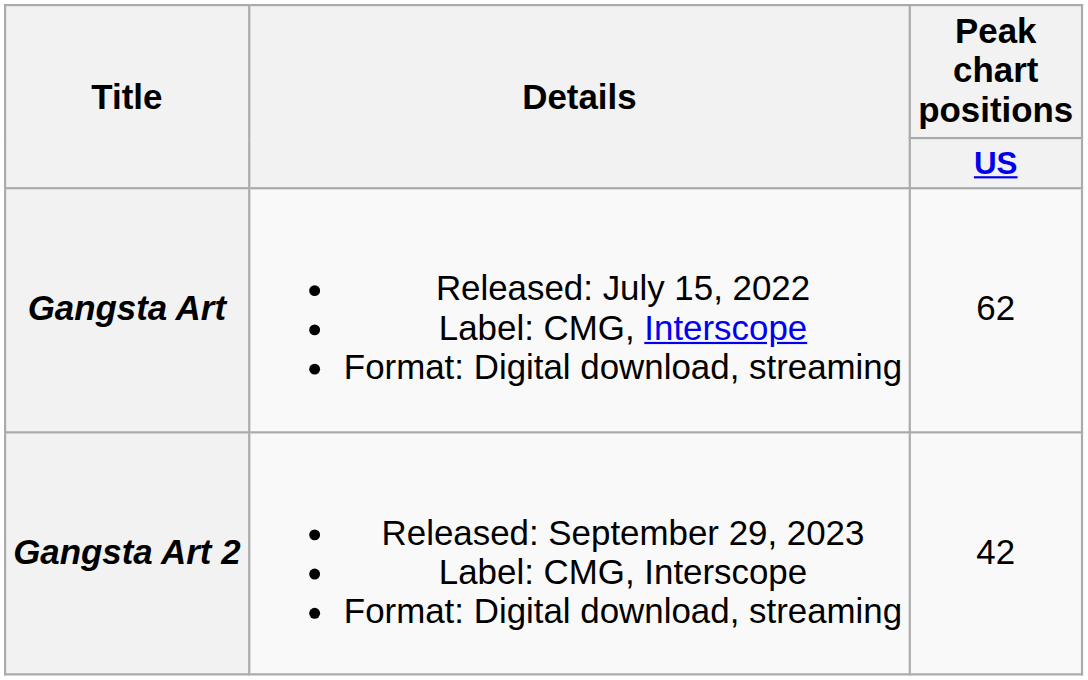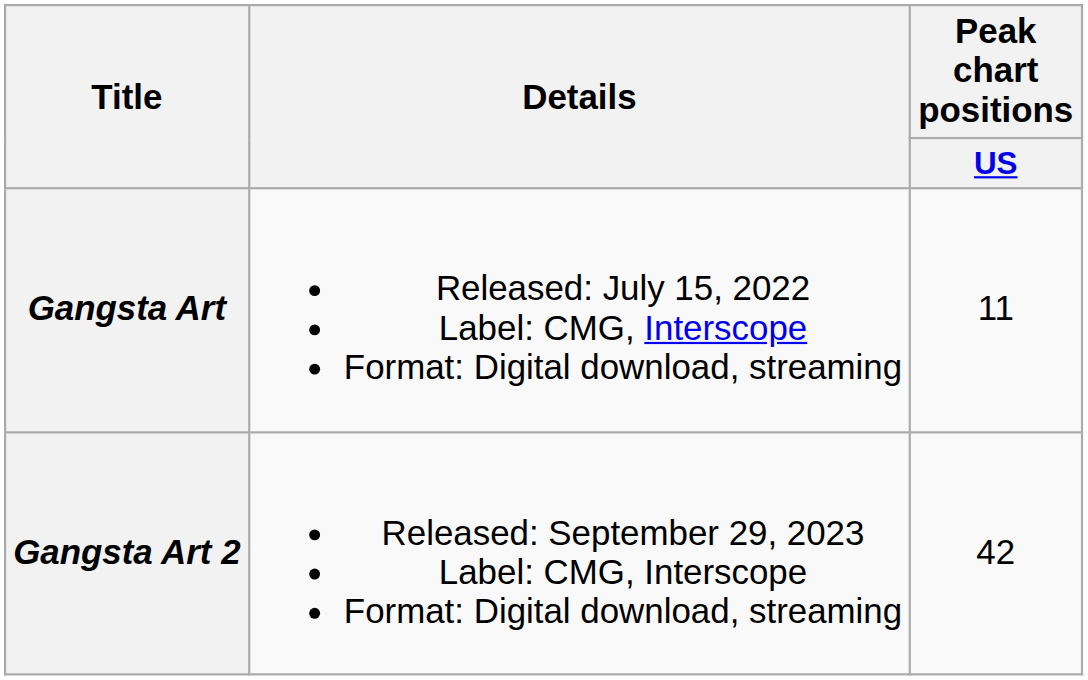(996, 309) 62 -> (996, 309) 11
